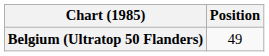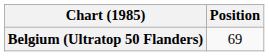(235, 39) 49 -> (235, 39) 69
